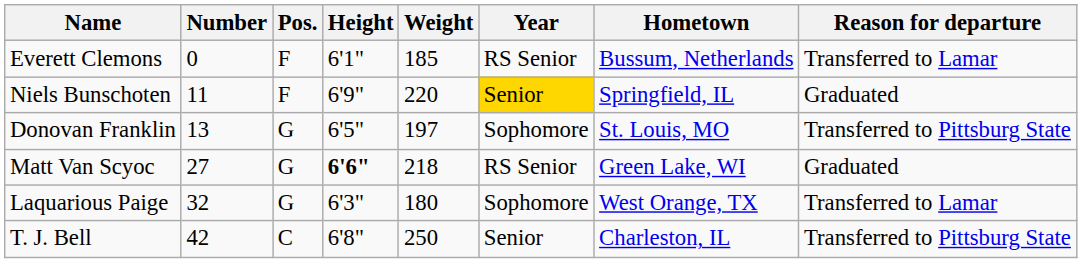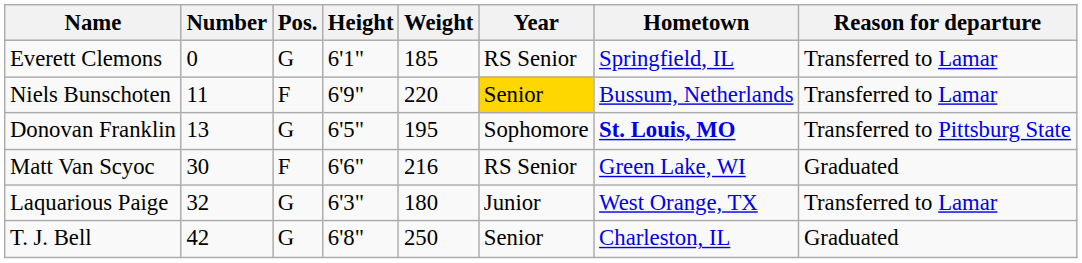(284, 58) F -> (286, 58) G
(696, 58) Bussum, Netherlands -> (667, 58) Springfield, IL
(667, 94) Springfield, IL -> (696, 94) Bussum, Netherlands
(851, 94) Graduated -> (901, 94) Transferred to Lamar
(421, 130) 197 -> (421, 130) 195
(664, 130) normal -> (667, 130) bold
(198, 166) 27 -> (198, 166) 30
(286, 166) G -> (284, 166) F
(349, 166) bold -> (346, 166) normal
(421, 166) 218 -> (421, 166) 216
(536, 202) Sophomore -> (512, 202) Junior
(285, 238) C -> (286, 238) G
(937, 238) Transferred to Pittsburg State -> (851, 238) Graduated
